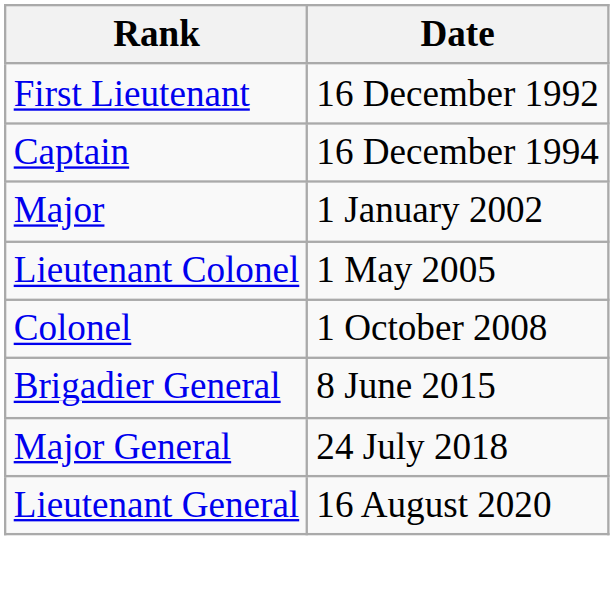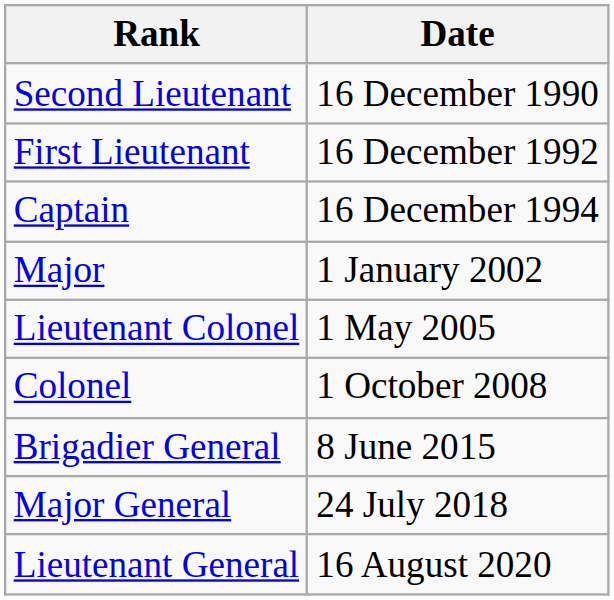+ row: (152, 92)
